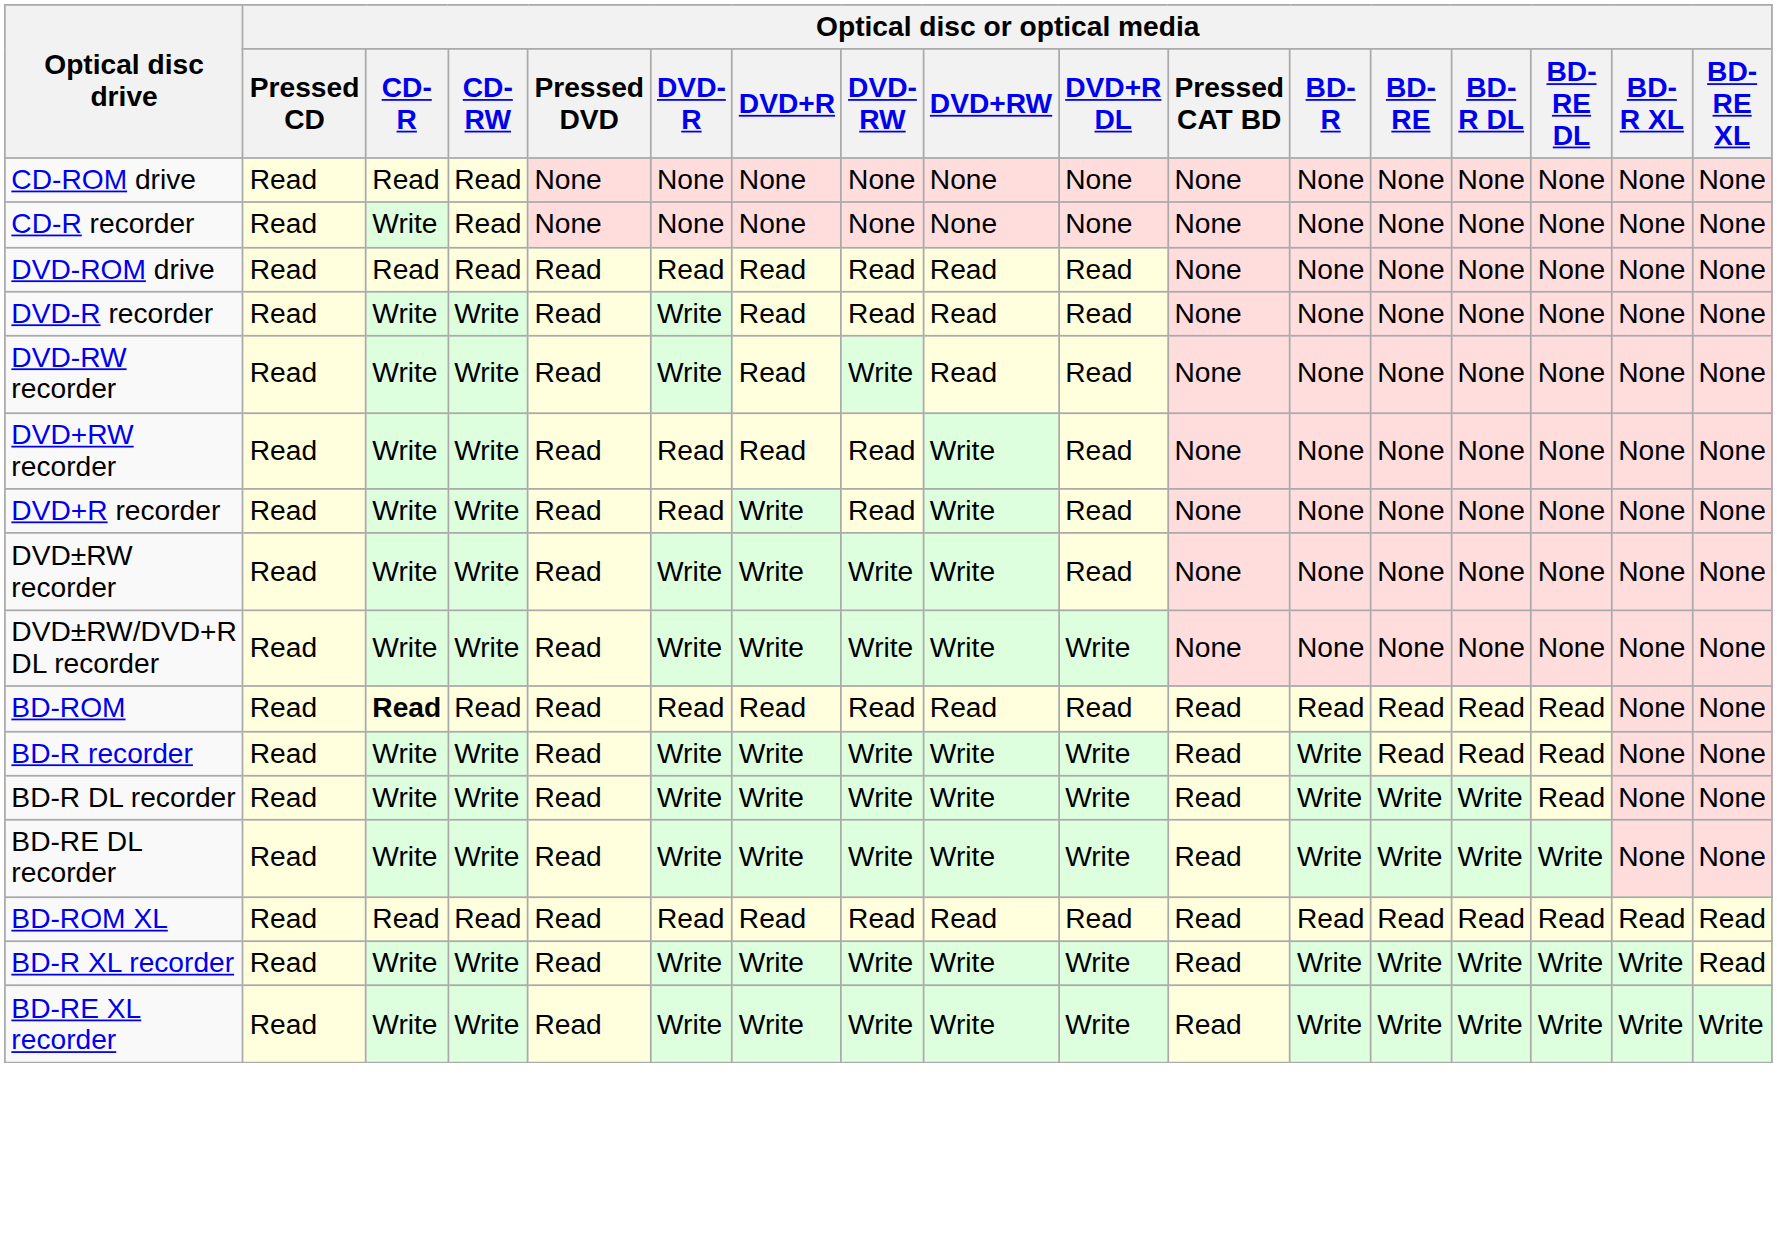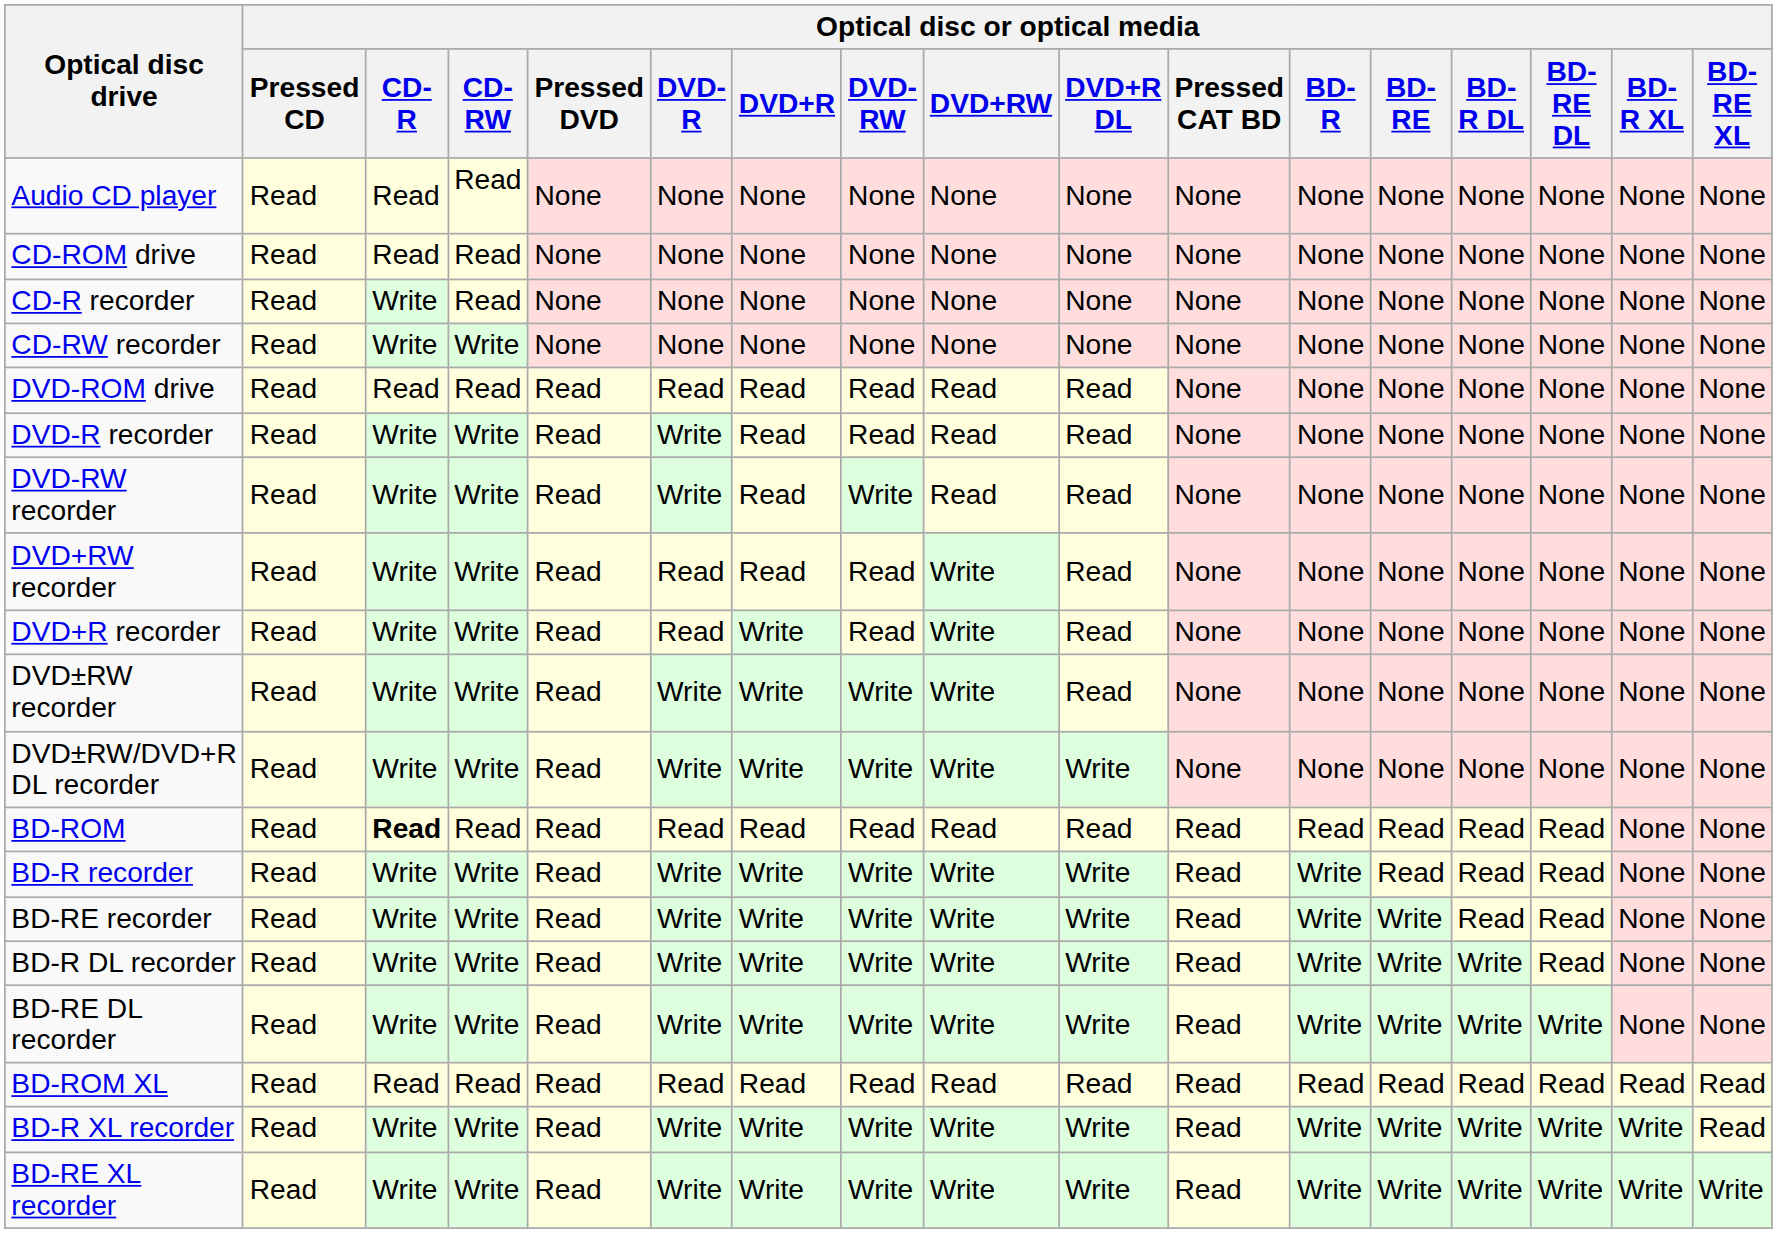+ row: (114, 195)
+ row: (116, 345)
+ row: (112, 918)
